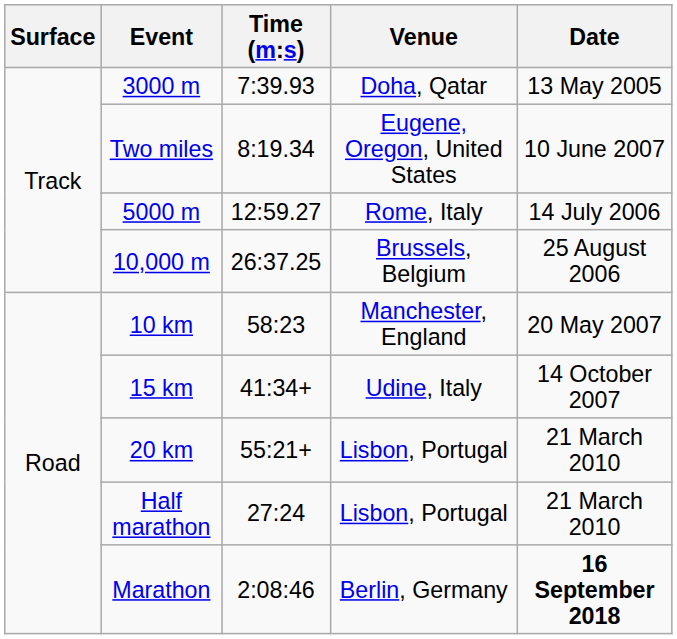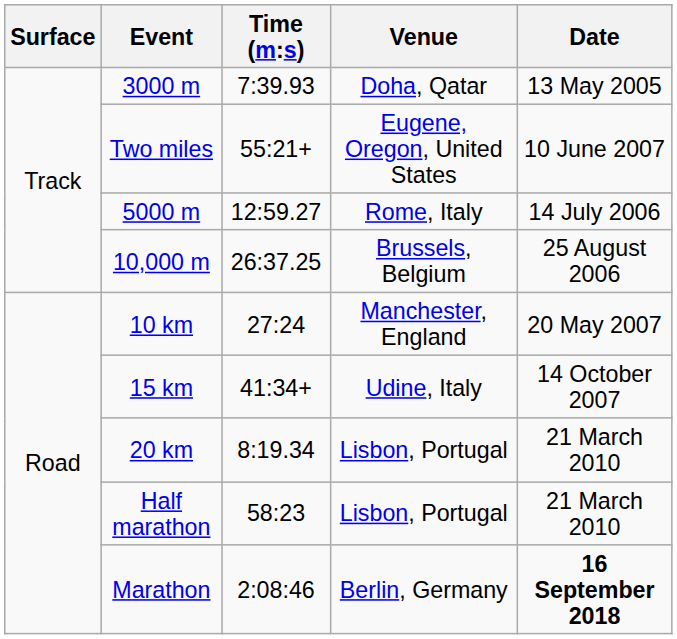(276, 149) 8:19.34 -> (276, 149) 55:21+
(276, 324) 58:23 -> (276, 324) 27:24
(276, 450) 55:21+ -> (276, 450) 8:19.34
(276, 513) 27:24 -> (276, 513) 58:23
